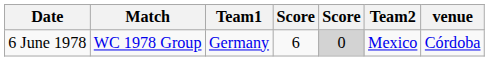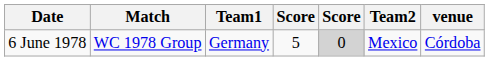(296, 42) 6 -> (296, 42) 5
